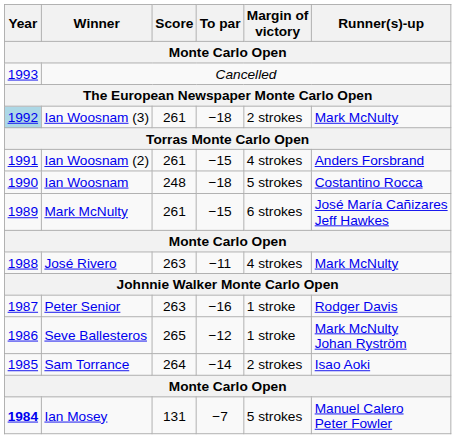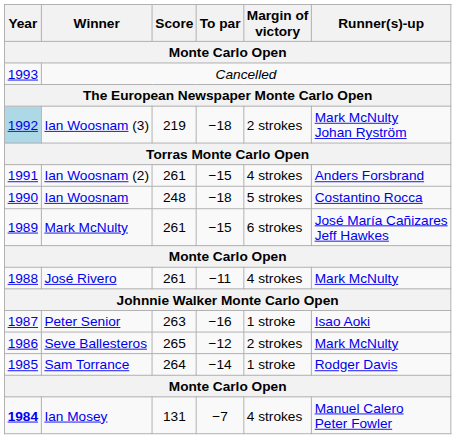(174, 117) 261 -> (174, 125) 219
(356, 117) Mark McNulty -> (361, 125) Mark McNulty Johan Ryström
(174, 263) 263 -> (174, 278) 261
(356, 306) Rodger Davis -> (342, 321) Isao Aoki
(271, 335) 1 stroke -> (275, 343) 2 strokes
(361, 335) Mark McNulty Johan Ryström -> (356, 343) Mark McNulty
(275, 365) 2 strokes -> (271, 365) 1 stroke
(342, 365) Isao Aoki -> (356, 365) Rodger Davis
(275, 416) 5 strokes -> (275, 416) 4 strokes
